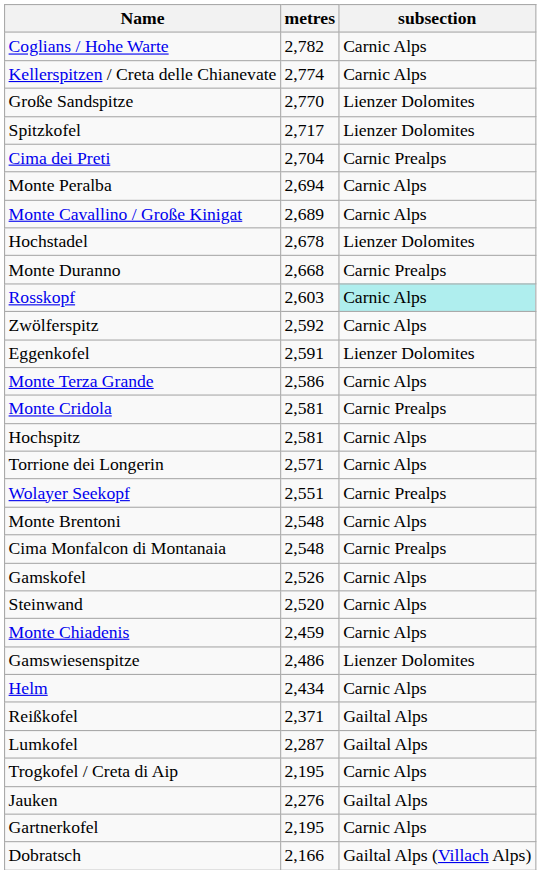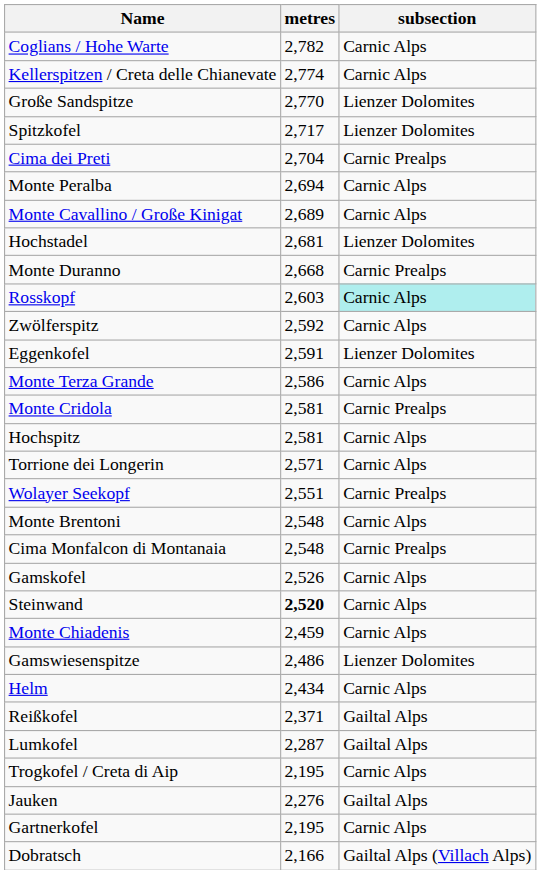(304, 241) 2,678 -> (304, 241) 2,681
(304, 604) normal -> (304, 604) bold
